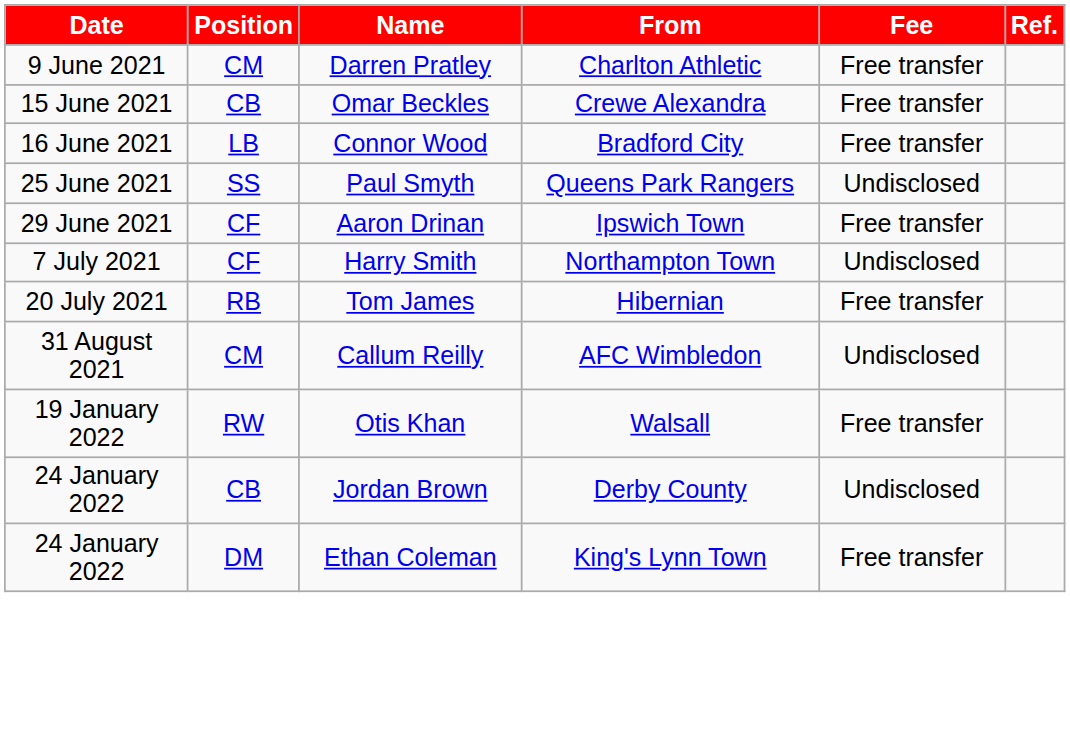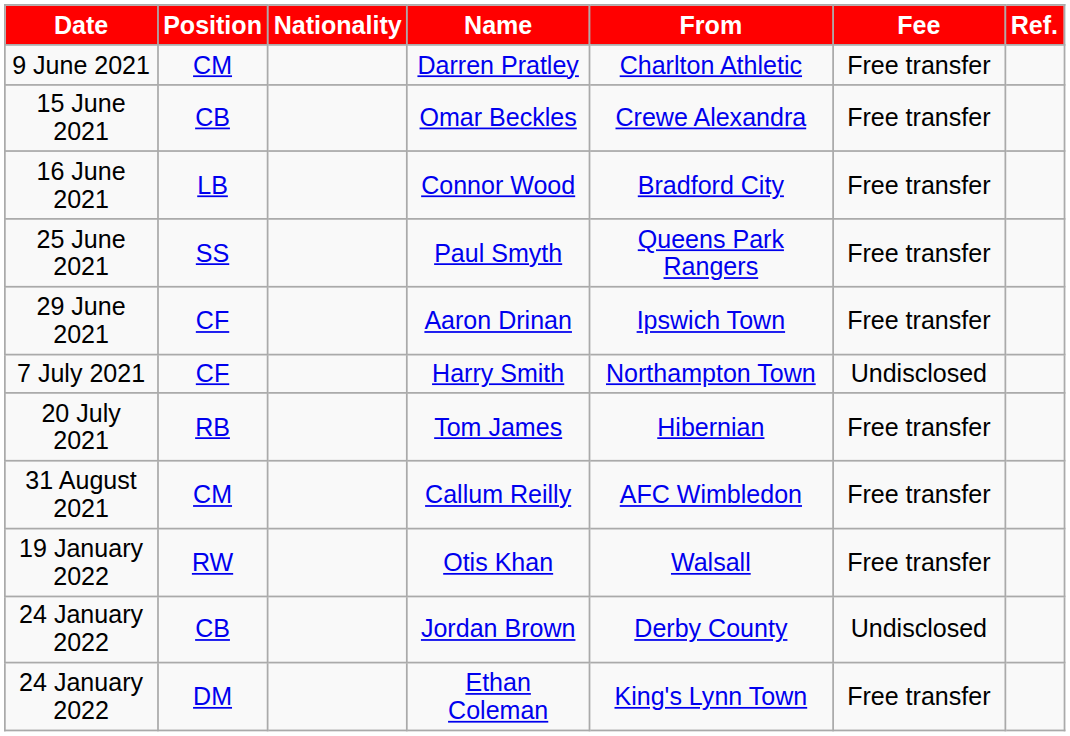+ column: (338, 25)
(912, 183) Undisclosed -> (919, 253) Free transfer
(912, 356) Undisclosed -> (919, 495) Free transfer
